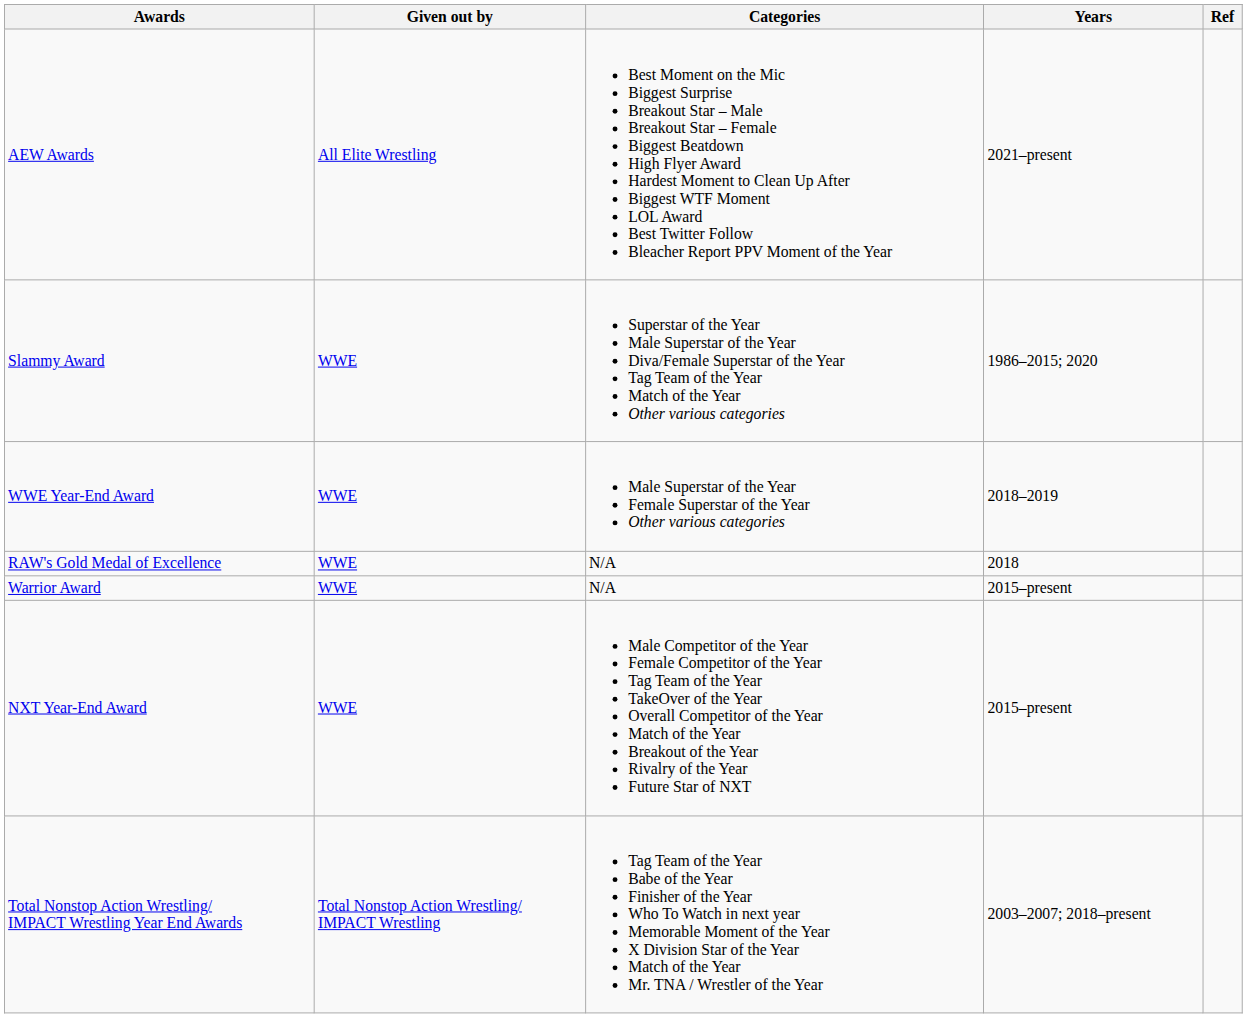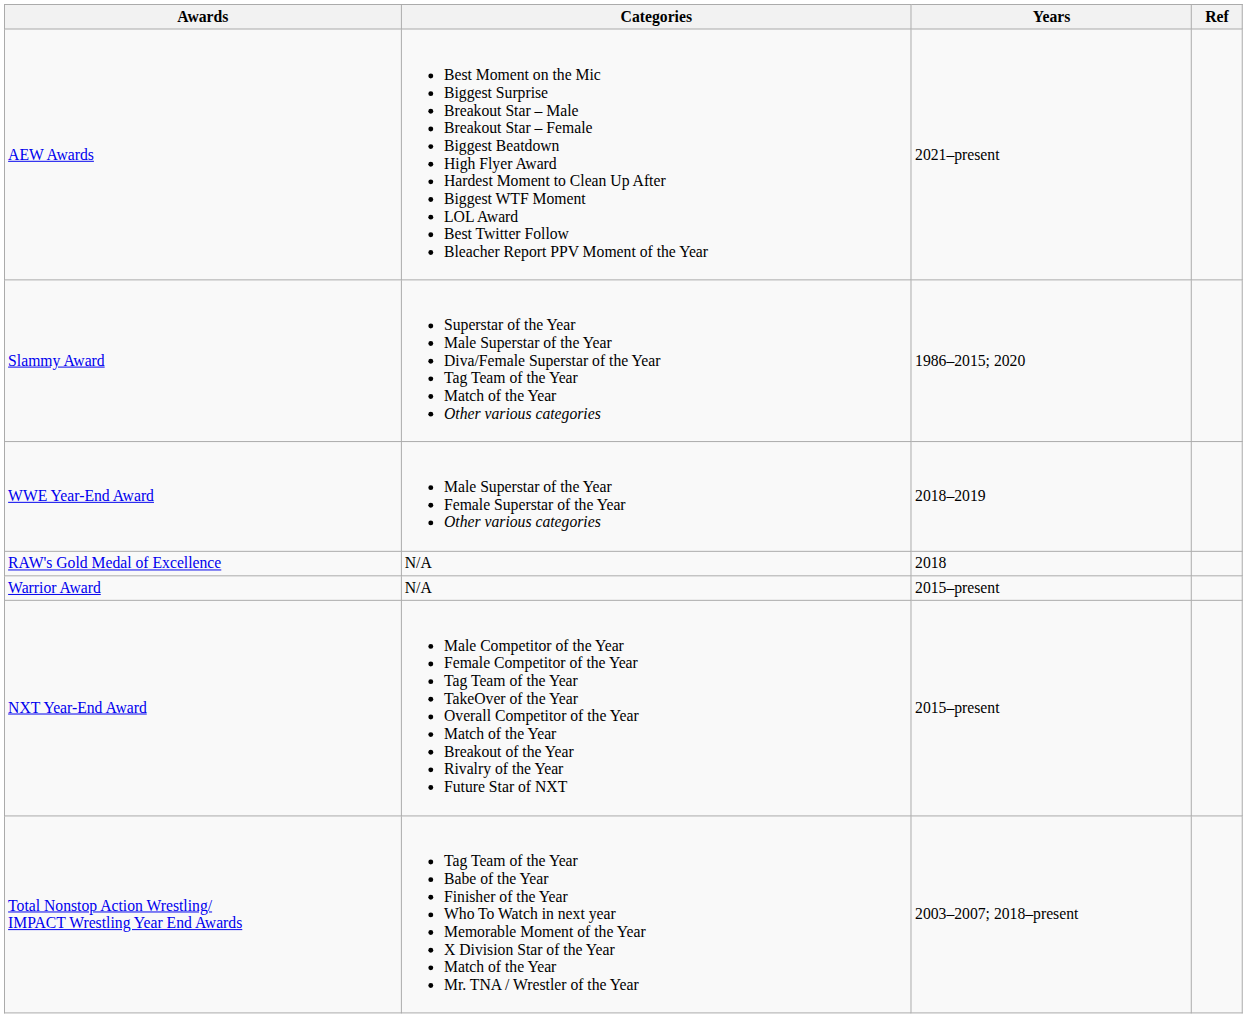- column: (450, 16)
